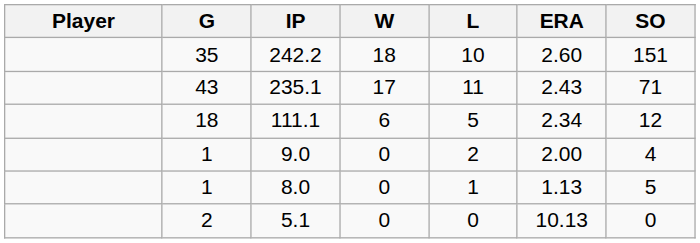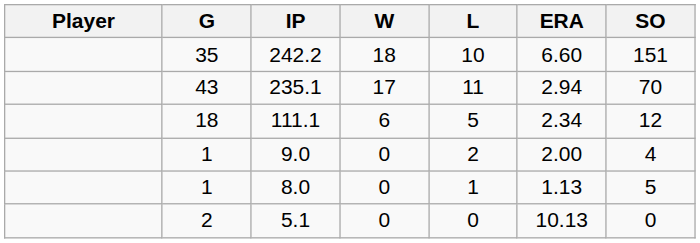(562, 54) 2.60 -> (562, 54) 6.60
(562, 87) 2.43 -> (562, 87) 2.94
(651, 87) 71 -> (651, 87) 70
